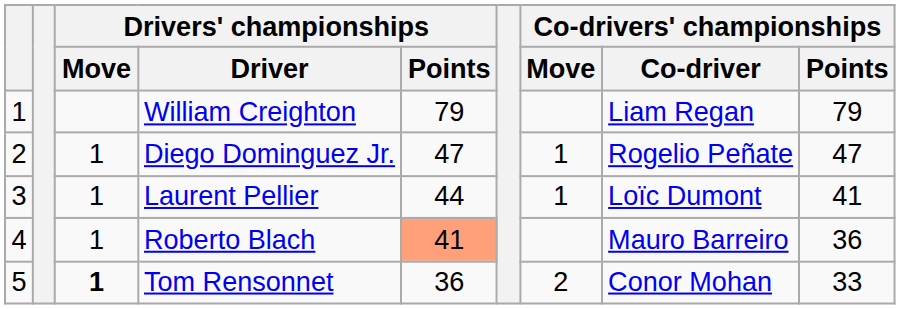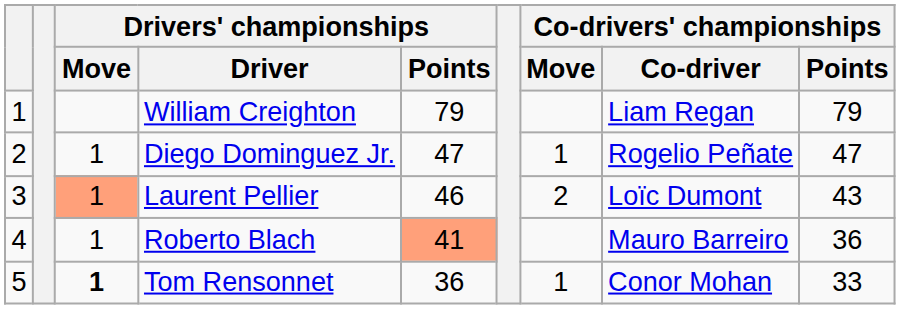(97, 197) no background -> (97, 197) lightsalmon background
(449, 197) 44 -> (449, 197) 46
(561, 197) 1 -> (561, 197) 2
(847, 197) 41 -> (847, 197) 43
(561, 282) 2 -> (561, 282) 1
